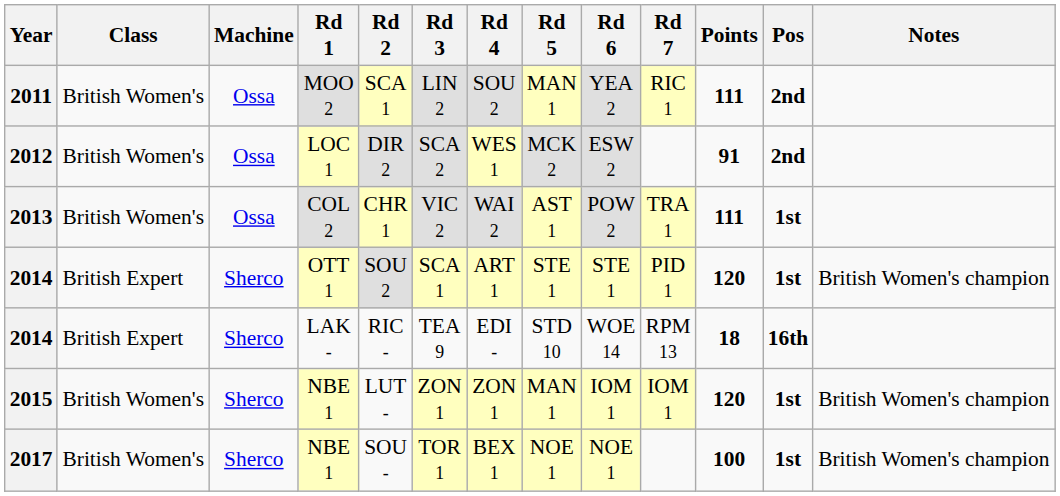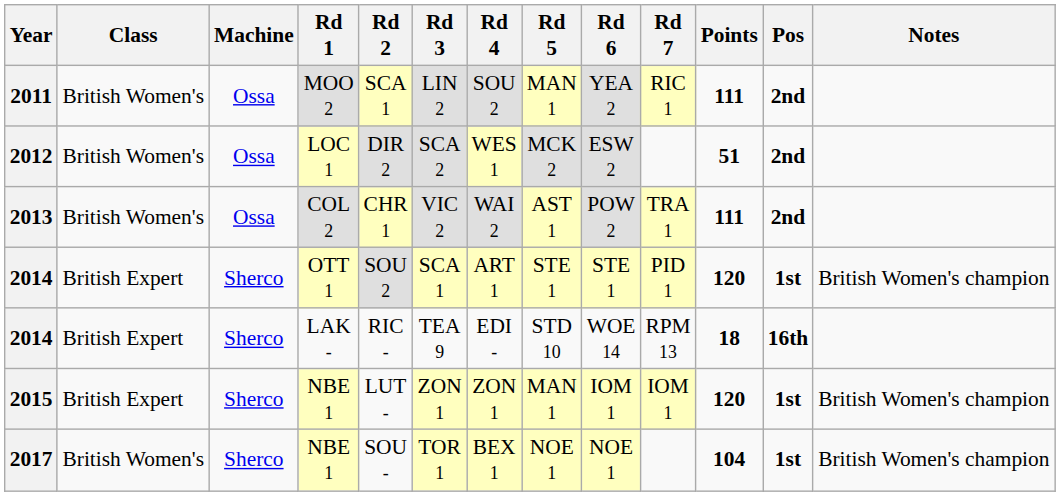(729, 156) 91 -> (729, 156) 51
(788, 217) 1st -> (788, 217) 2nd
(133, 399) British Women's -> (123, 399) British Expert
(729, 460) 100 -> (729, 460) 104
